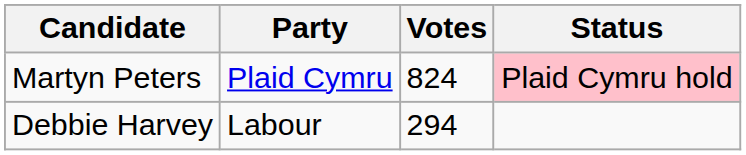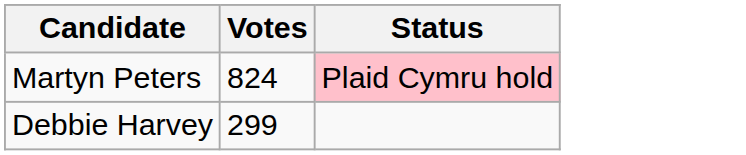- column: (310, 28)
(432, 125) 294 -> (252, 125) 299
